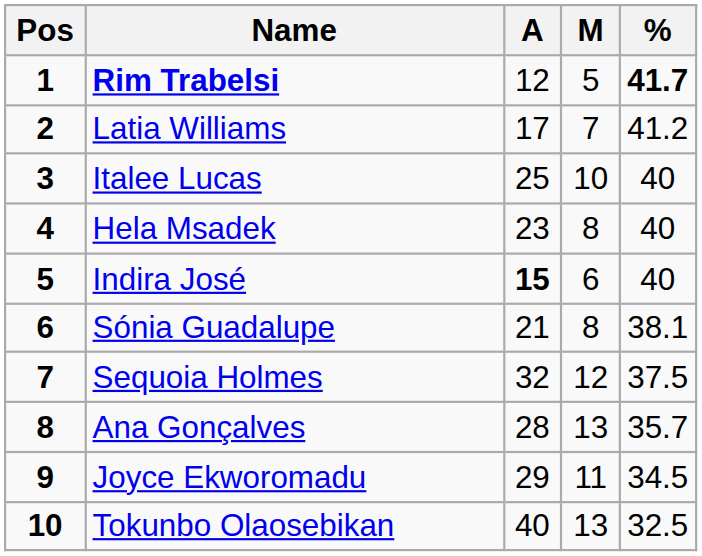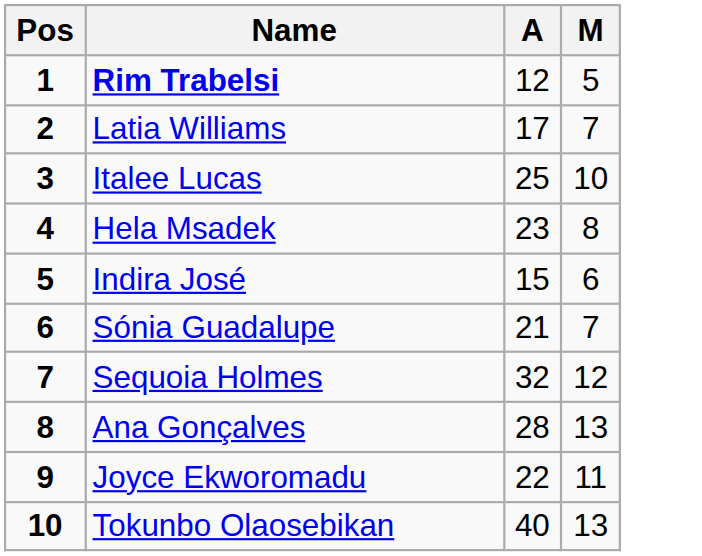- column: (658, 30)
(532, 278) bold -> (532, 278) normal
(591, 328) 8 -> (591, 328) 7
(532, 477) 29 -> (532, 477) 22
